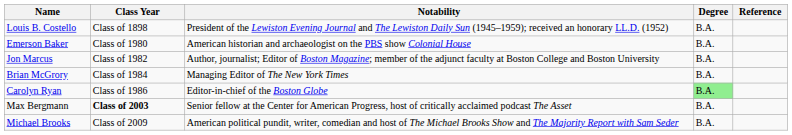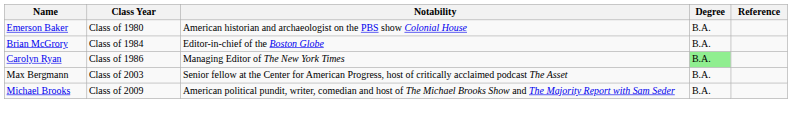- row: (41, 28)
- row: (30, 59)
(268, 75) Managing Editor of The New York Times -> (253, 43) Editor-in-chief of the Boston Globe
(257, 91) Editor-in-chief of the Boston Globe -> (264, 59) Managing Editor of The New York Times
(121, 106) bold -> (116, 75) normal
